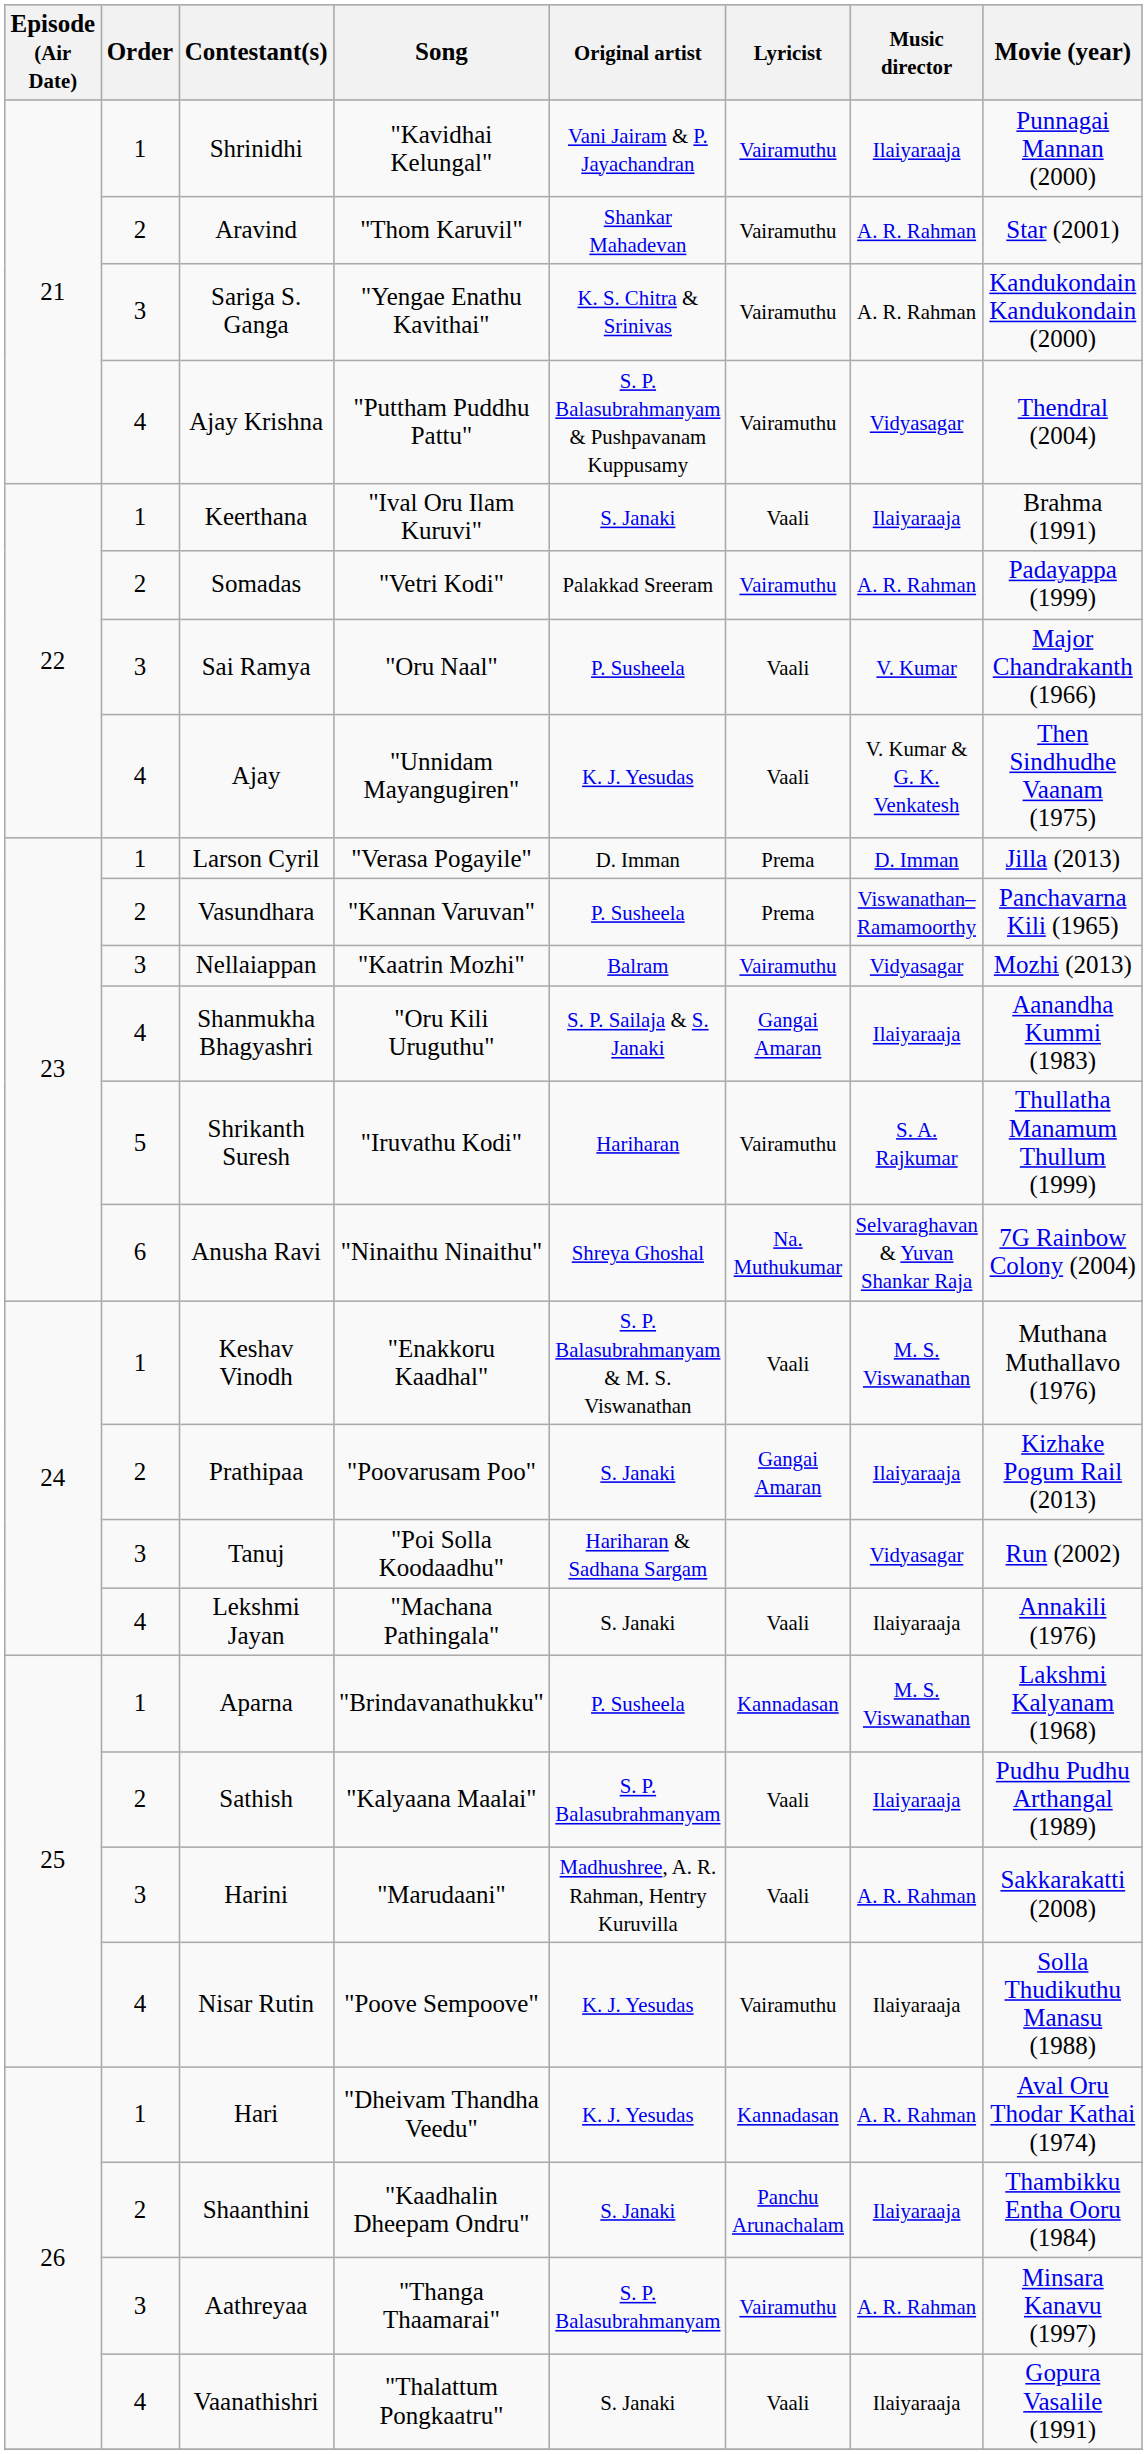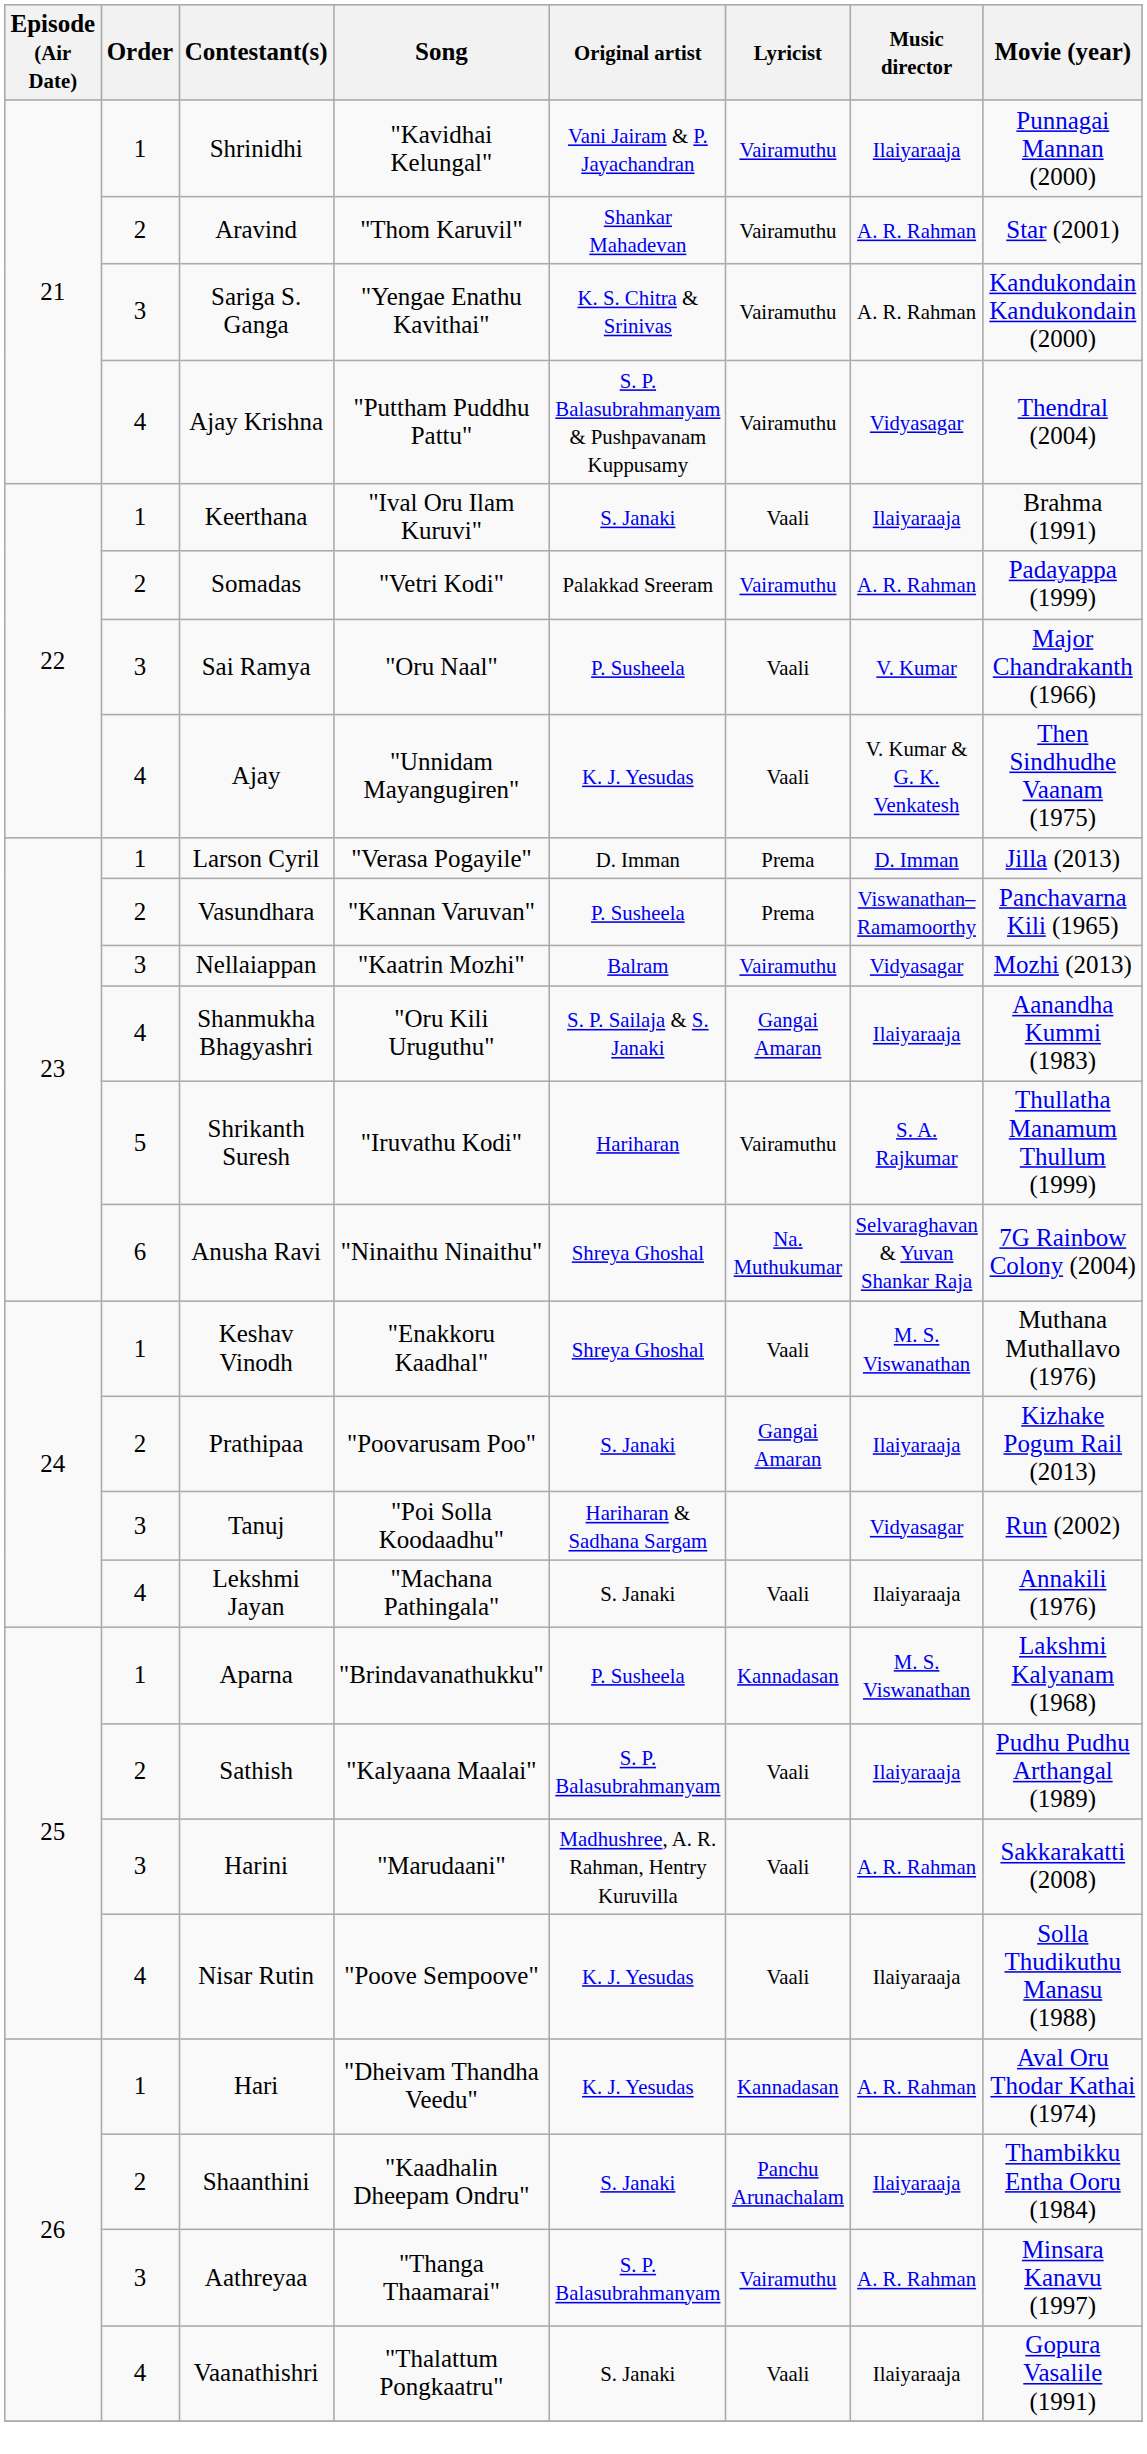(638, 1363) S. P. Balasubrahmanyam & M. S. Viswanathan -> (638, 1349) Shreya Ghoshal
(788, 2005) Vairamuthu -> (788, 1977) Vaali
